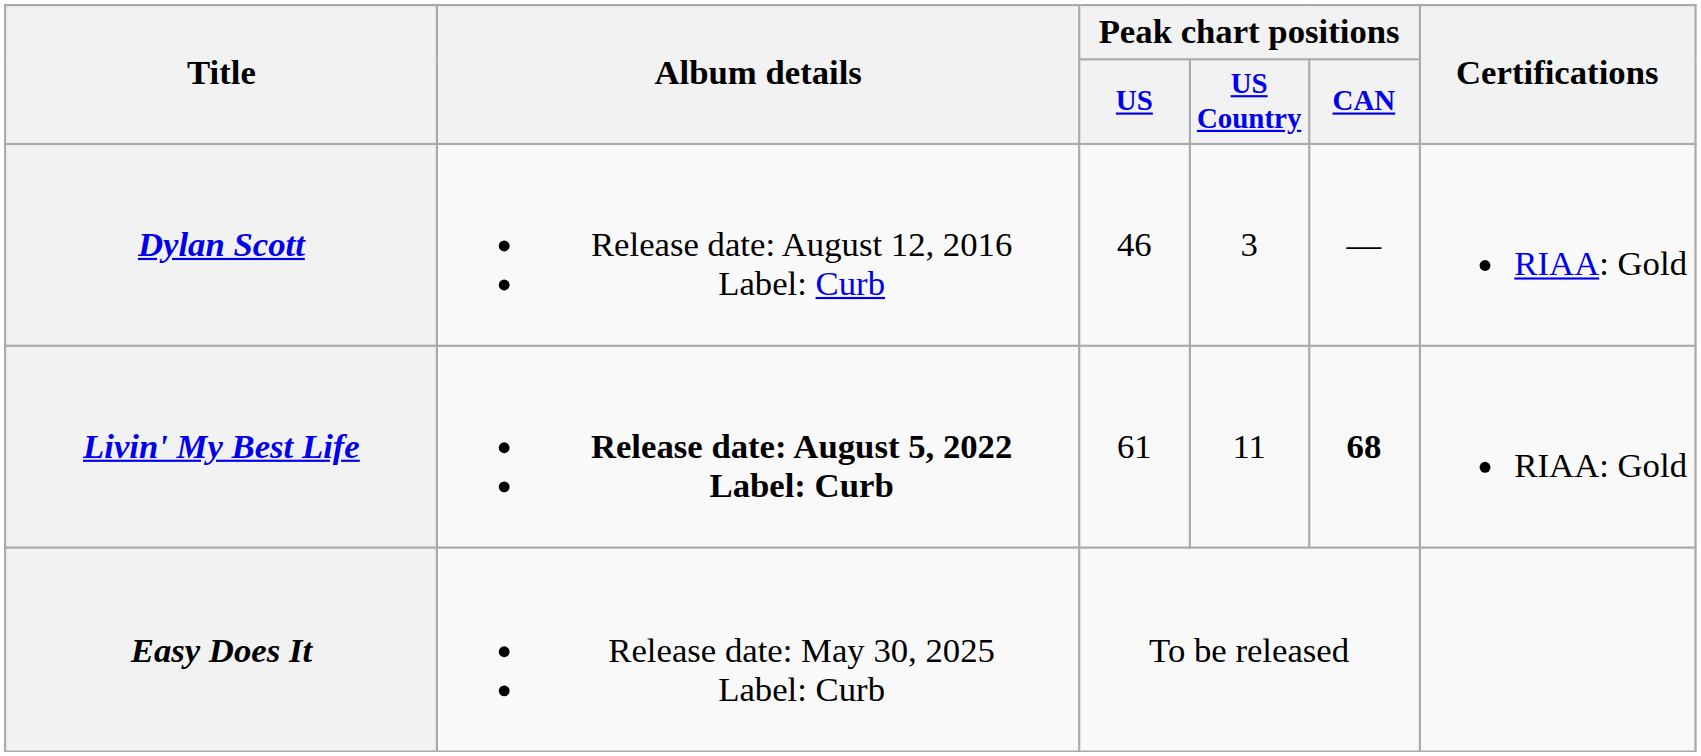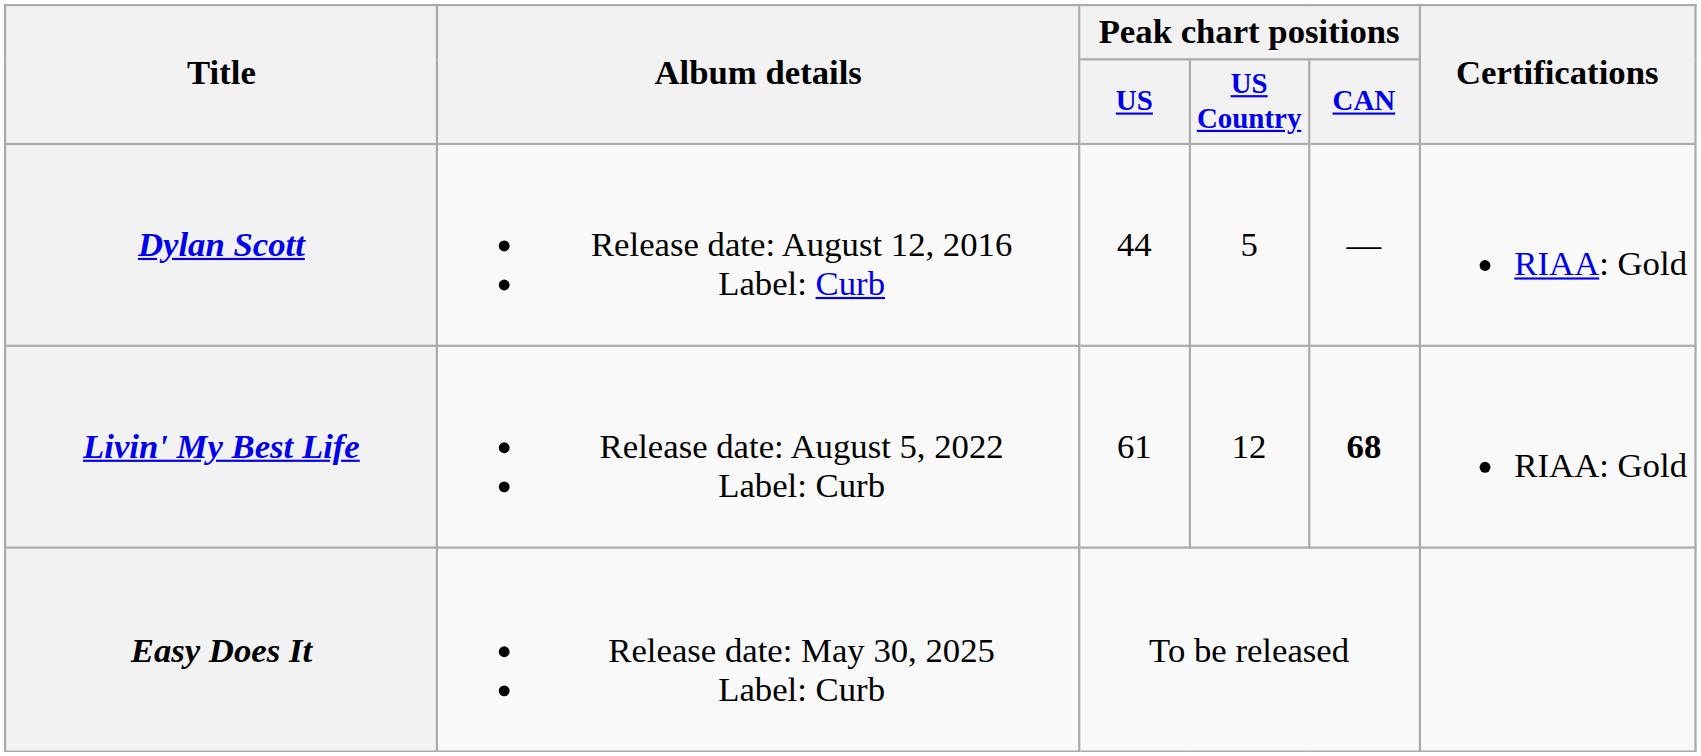(1134, 244) 46 -> (1134, 244) 44
(1249, 244) 3 -> (1249, 244) 5
(758, 467) bold -> (758, 467) normal
(1249, 446) 11 -> (1249, 446) 12
